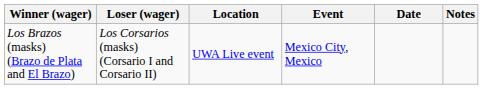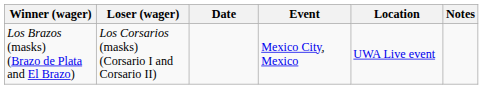columns swapped: (236, 14) <-> (409, 14)
